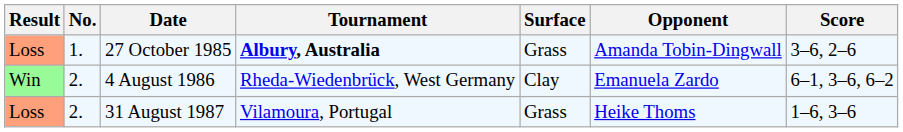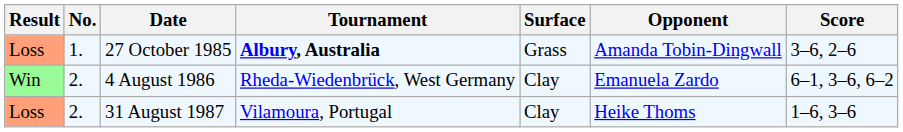(545, 110) Grass -> (542, 110) Clay
